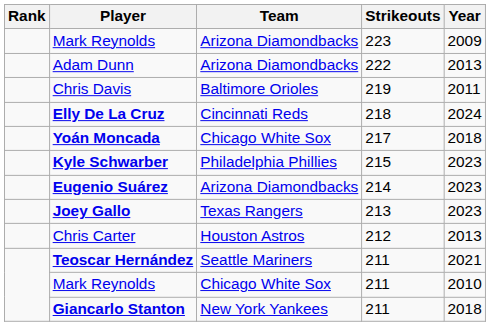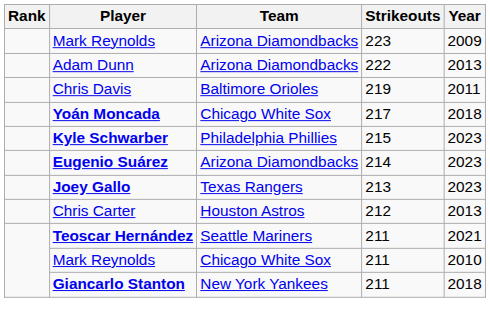- row: (109, 114)
